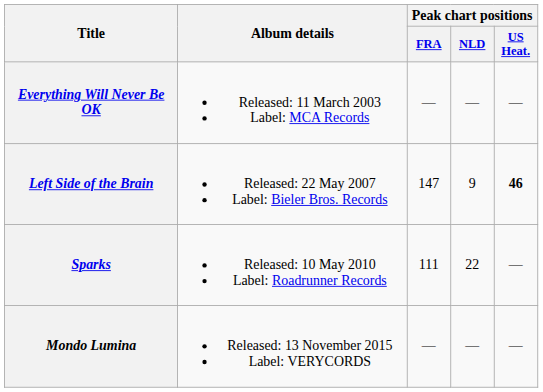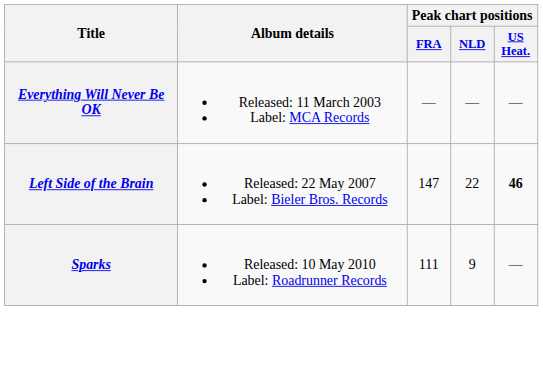(472, 183) 9 -> (472, 183) 22
(472, 265) 22 -> (472, 265) 9
- row: (91, 346)
